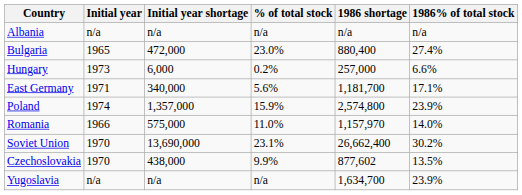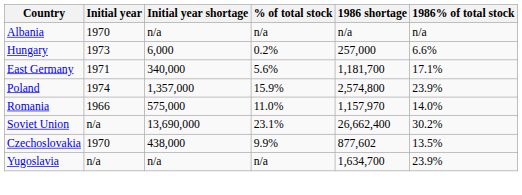(94, 32) n/a -> (98, 32) 1970
- row: (27, 50)
(98, 143) 1970 -> (94, 124) n/a
